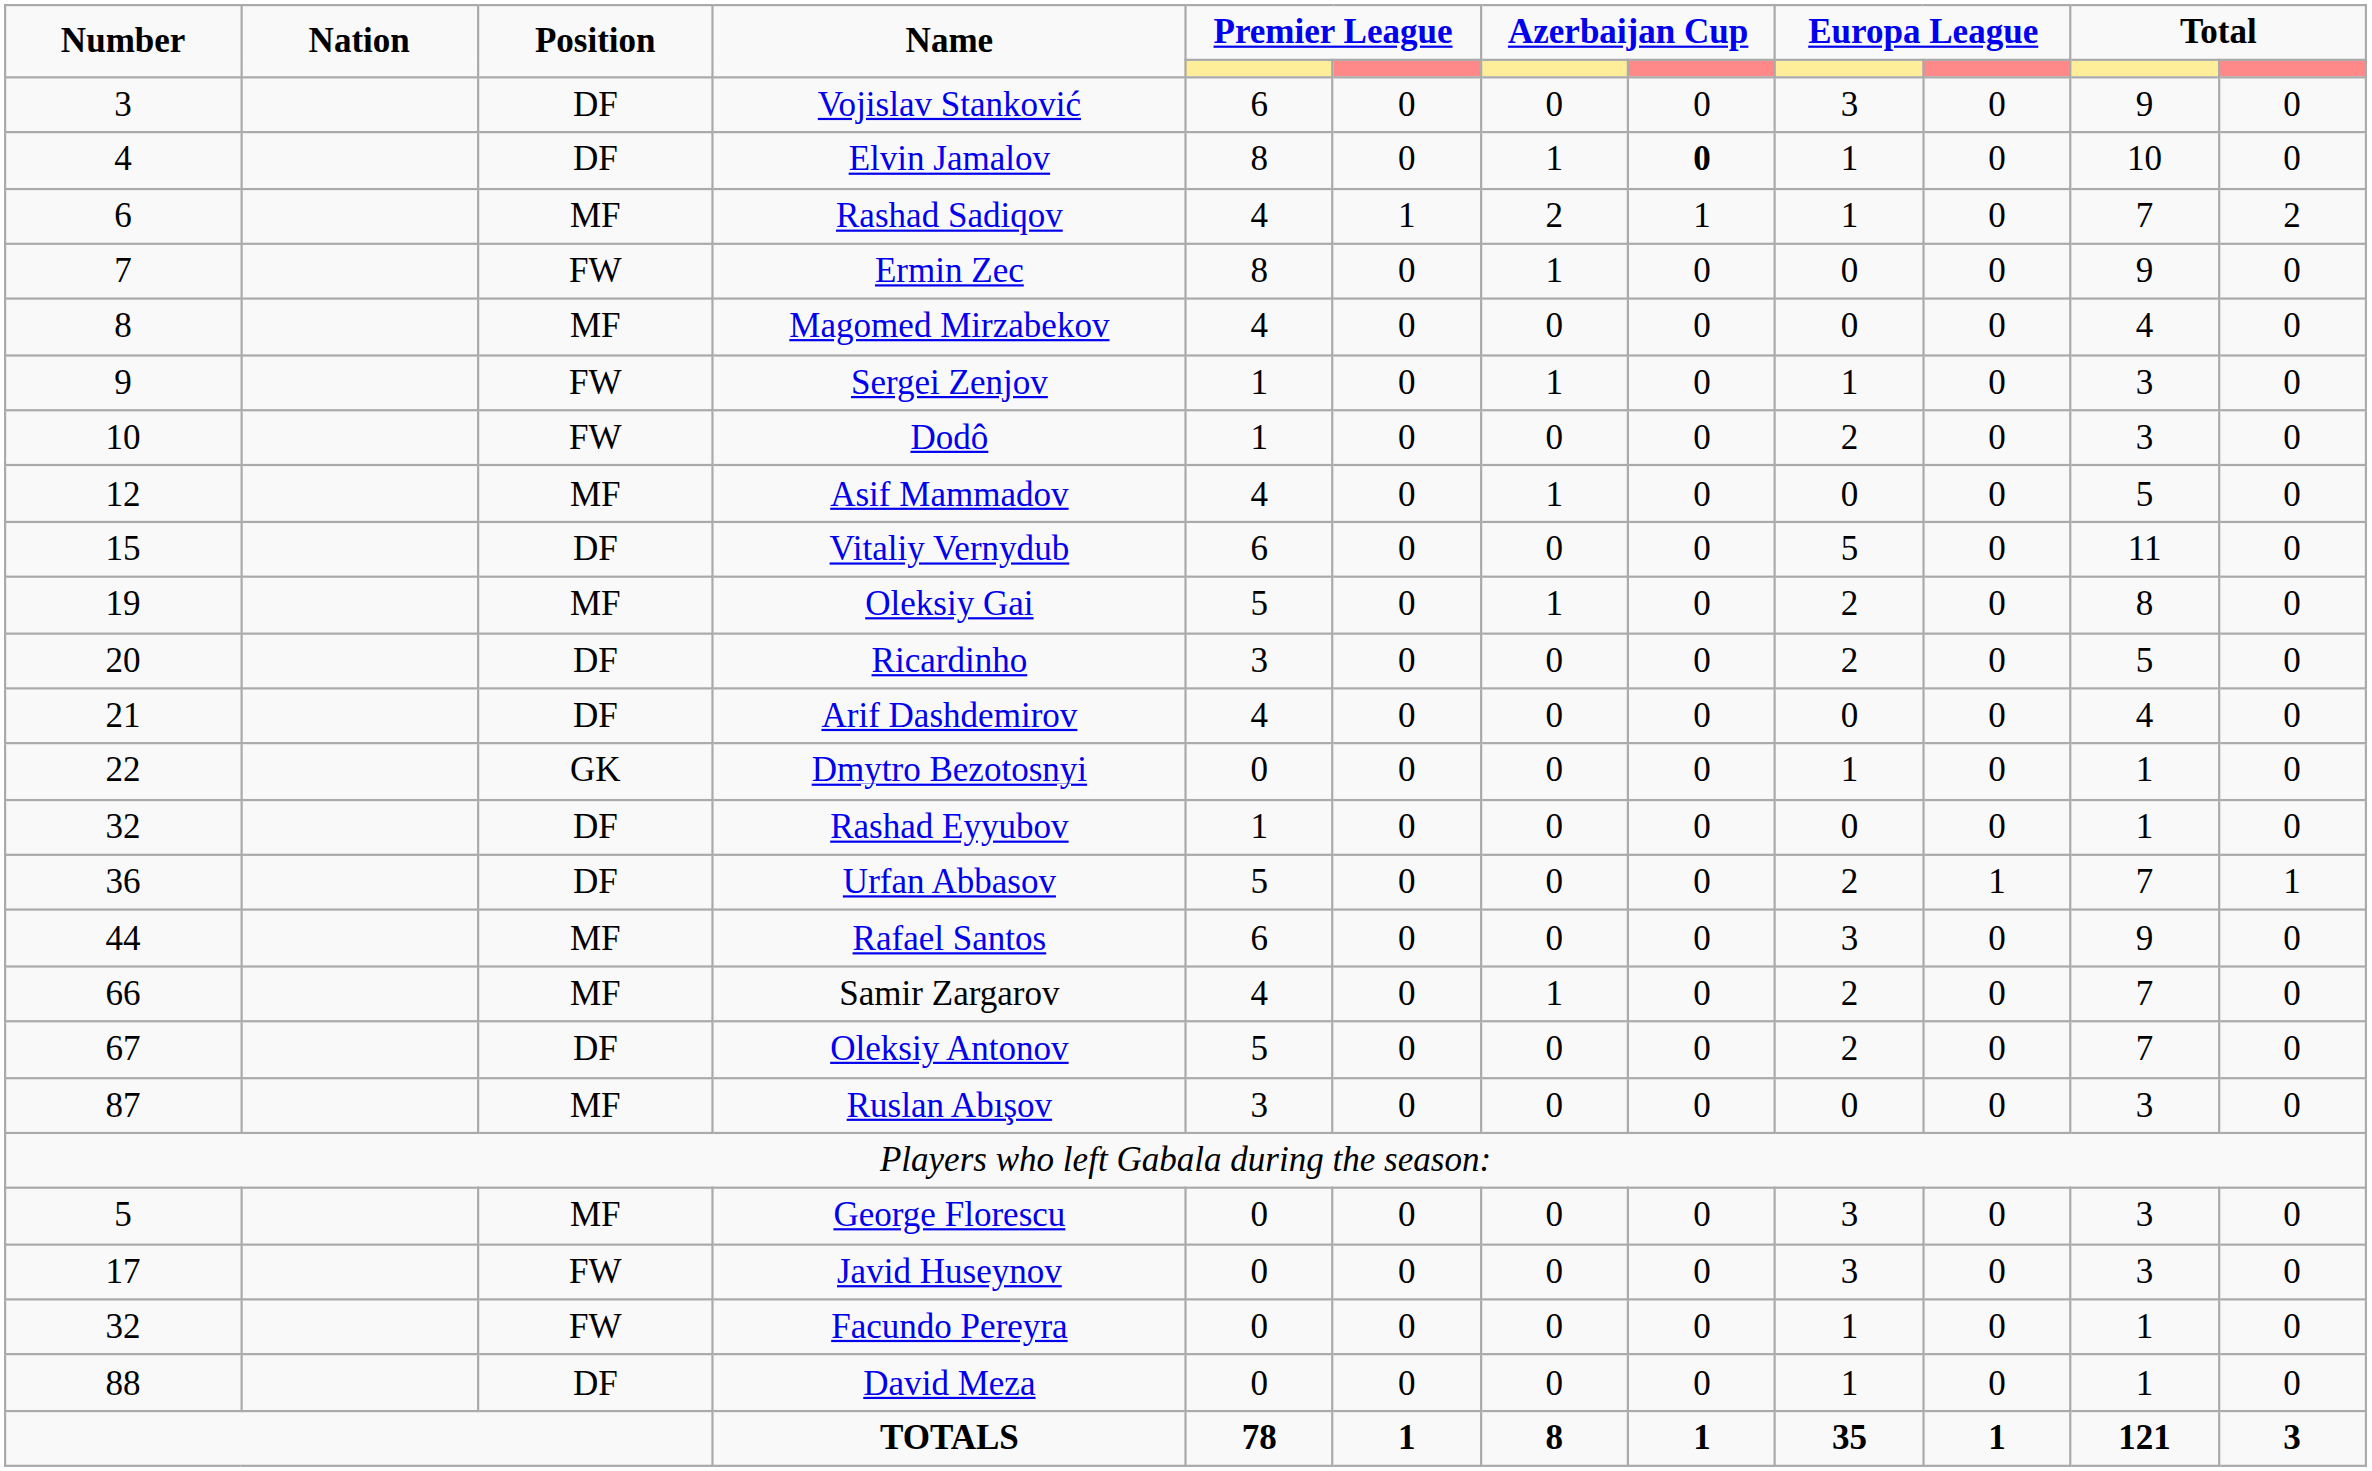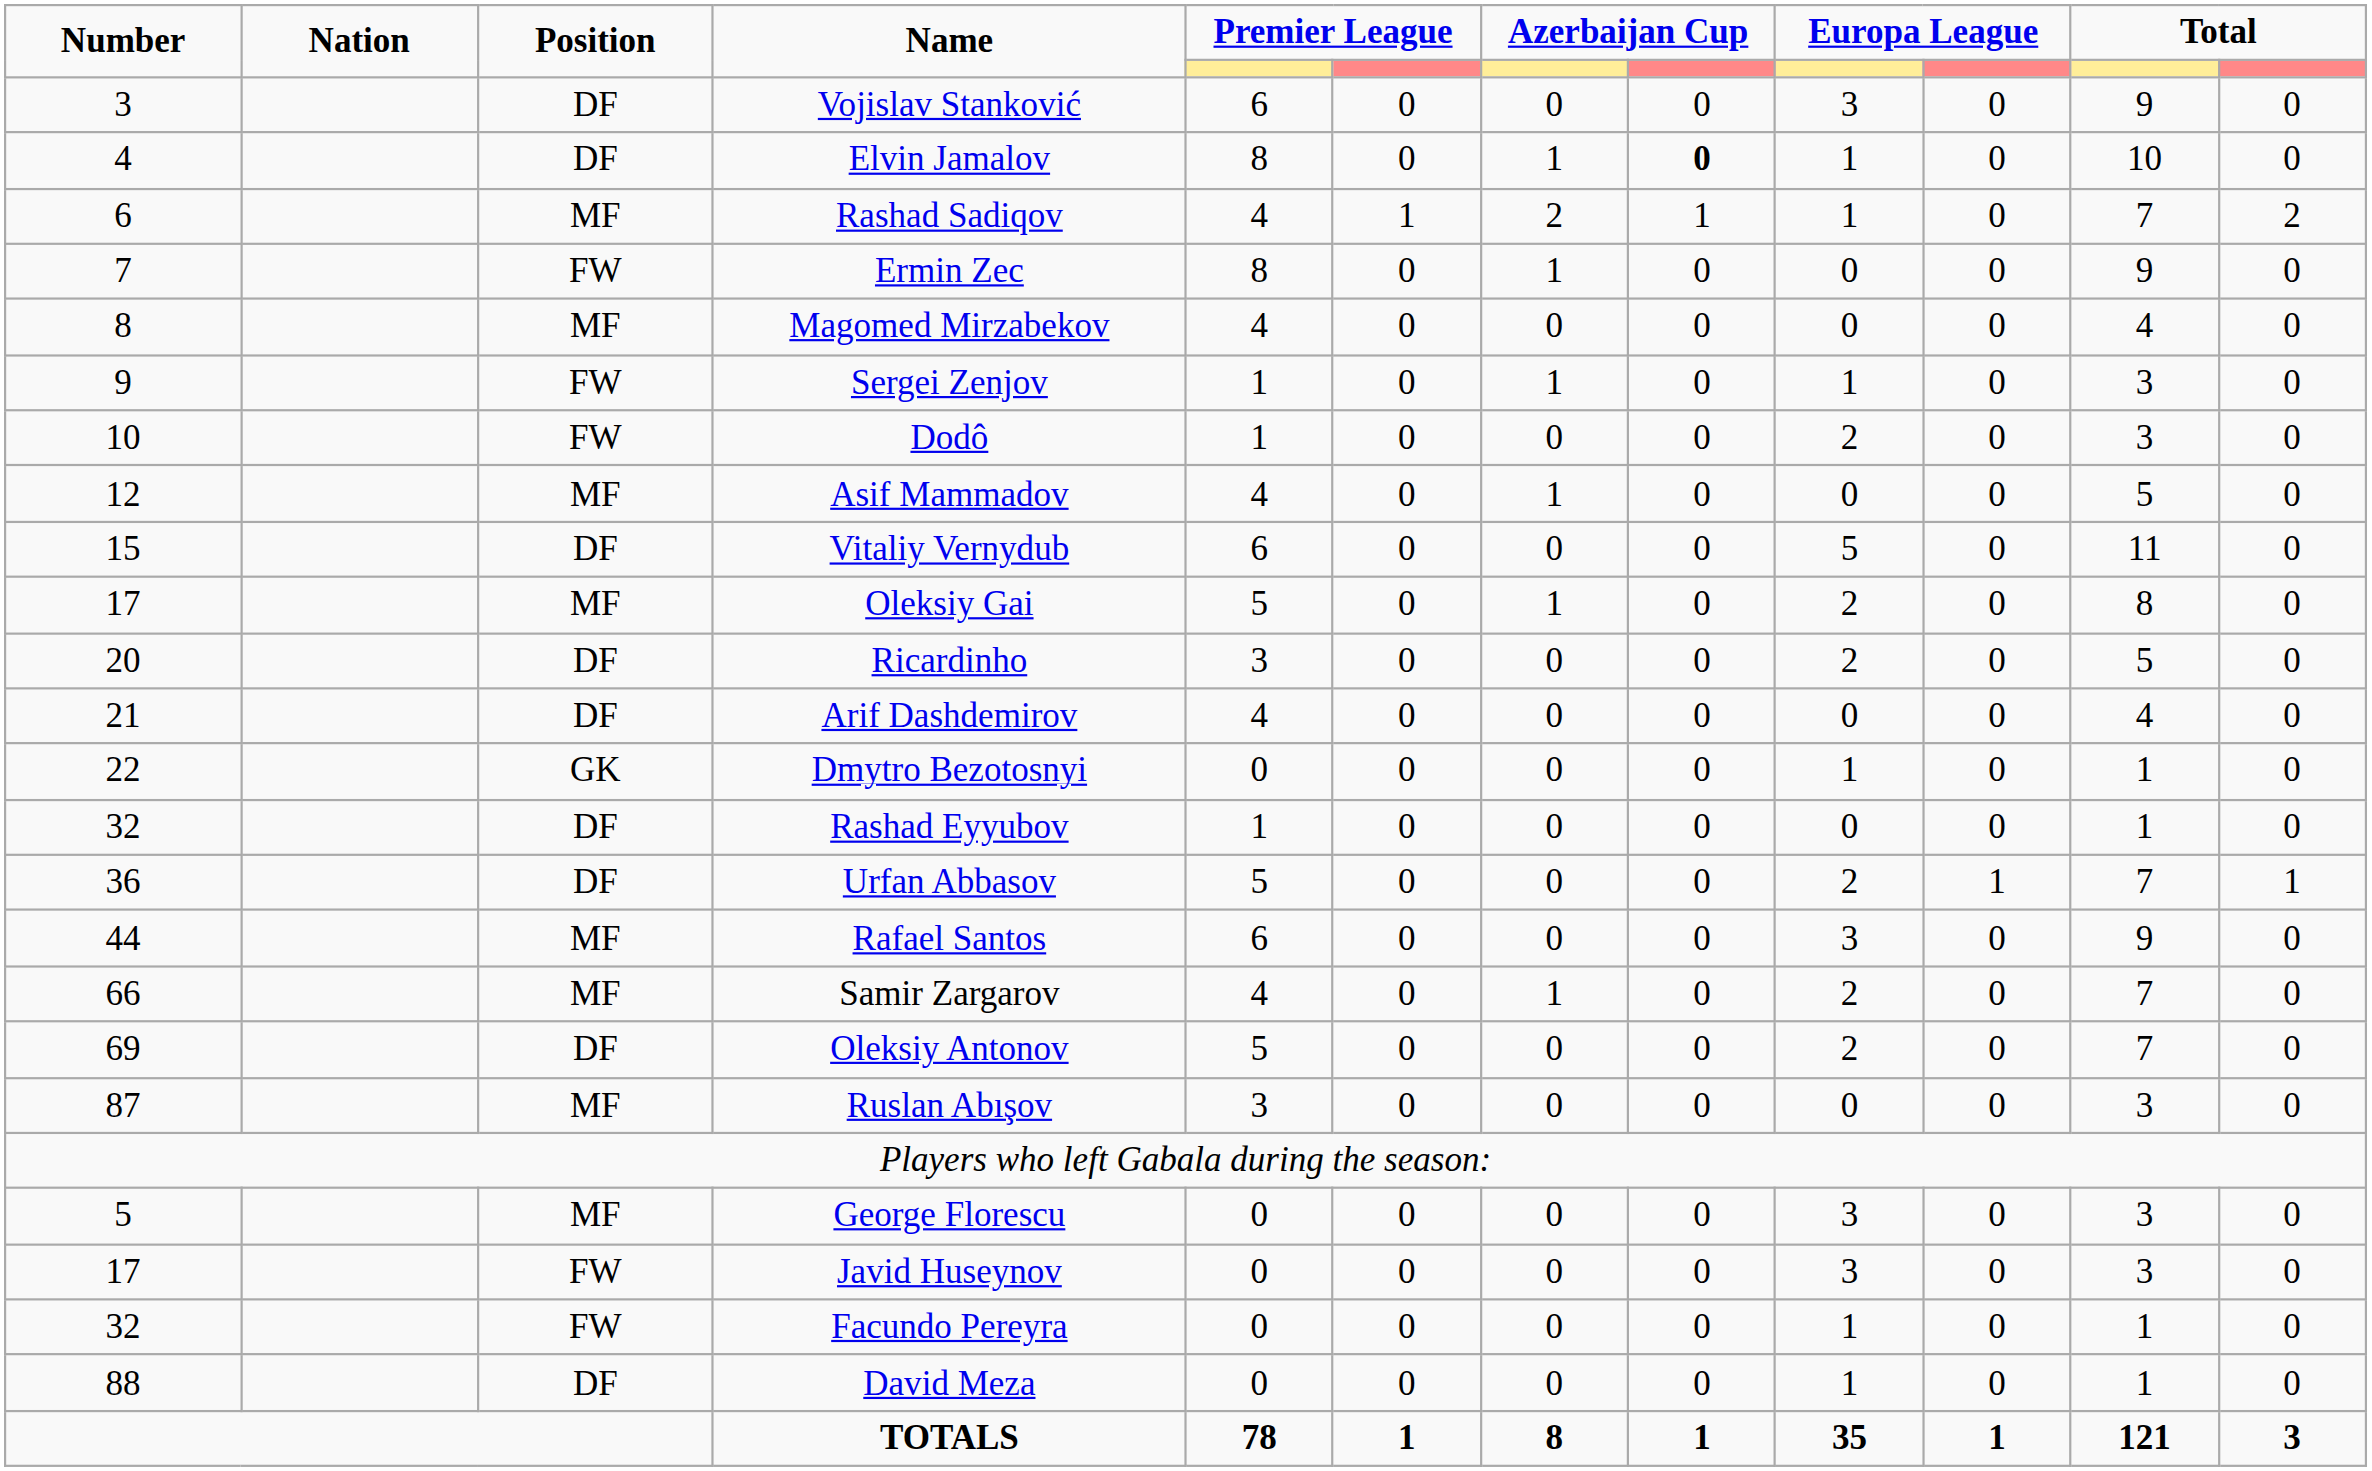(123, 604) 19 -> (123, 604) 17
(123, 1048) 67 -> (123, 1048) 69
